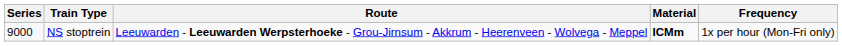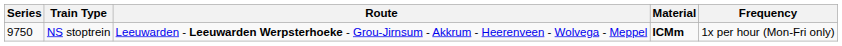(20, 31) 9000 -> (20, 31) 9750
